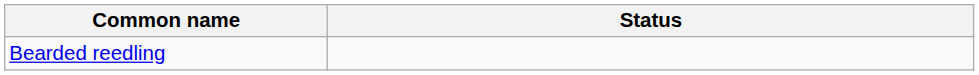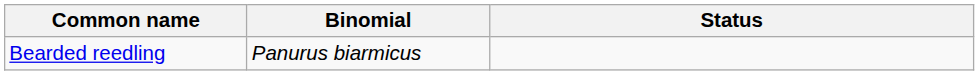+ column: (368, 20)
